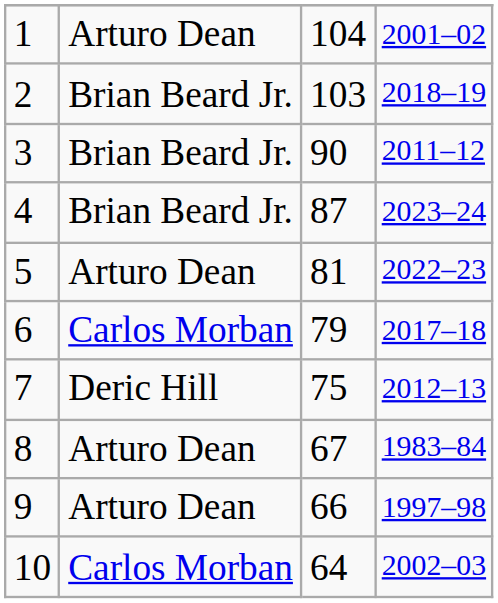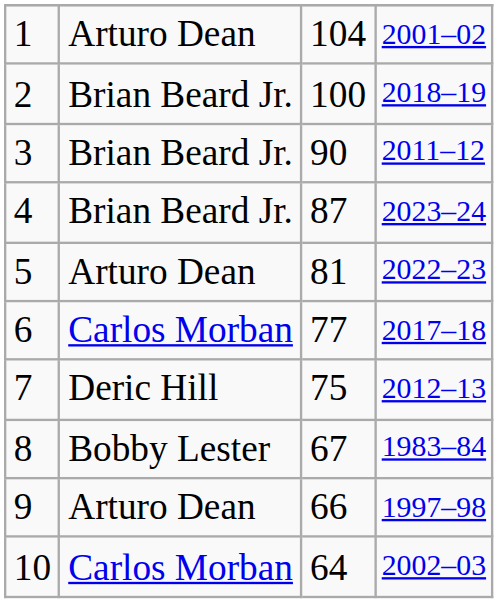(338, 93) 103 -> (338, 93) 100
(329, 329) 79 -> (329, 329) 77
(162, 447) Arturo Dean -> (169, 447) Bobby Lester
